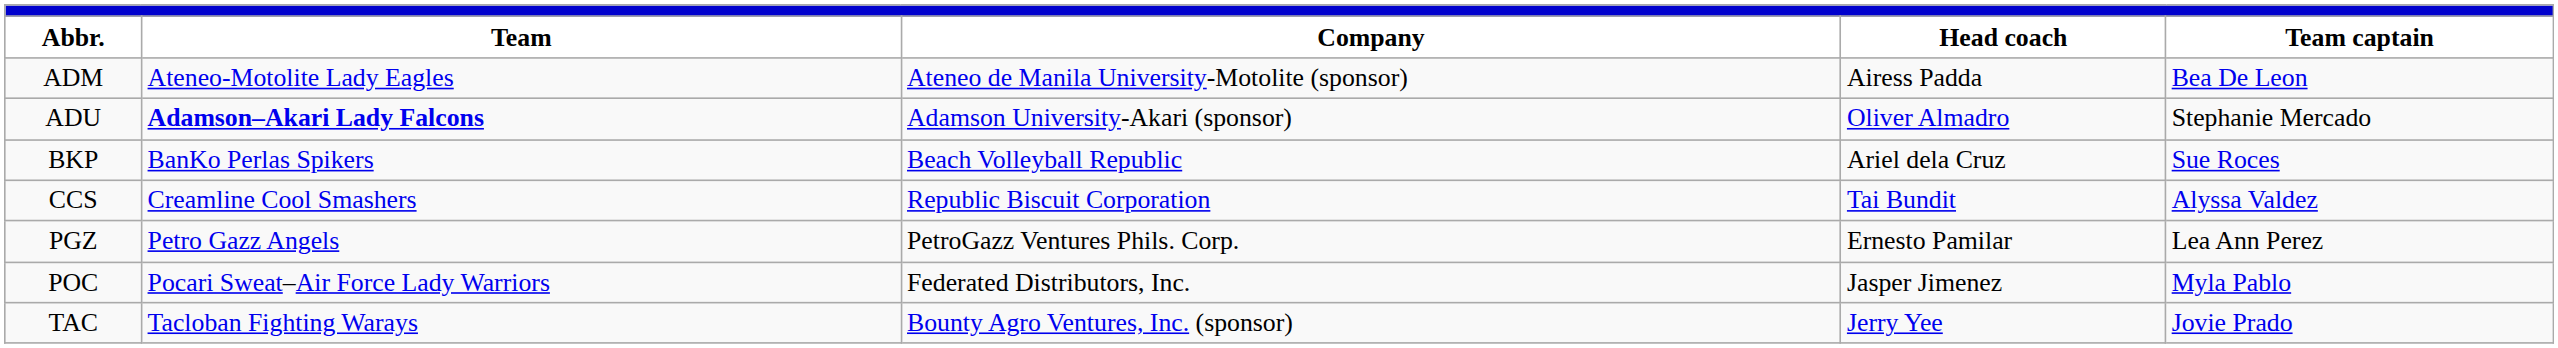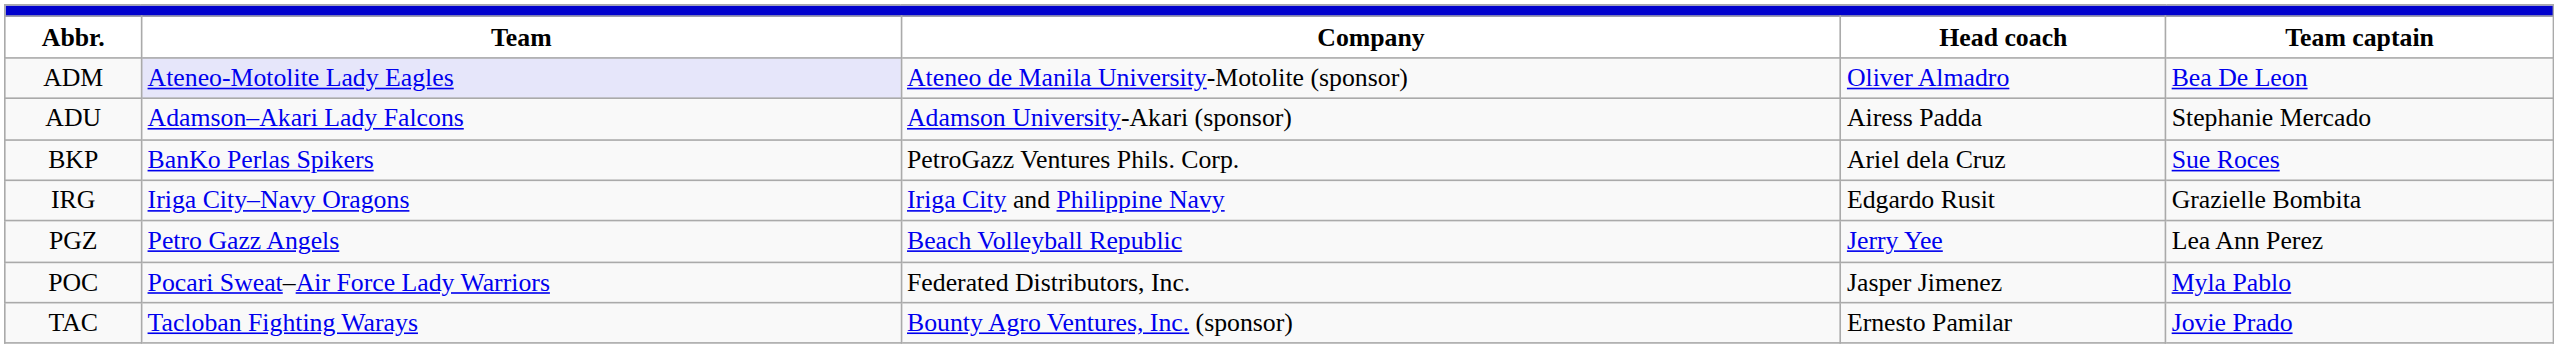(301, 77) no background -> (301, 77) lavender background
(1915, 77) Airess Padda -> (1928, 77) Oliver Almadro
(316, 118) bold -> (306, 118) normal
(1928, 118) Oliver Almadro -> (1915, 118) Airess Padda
(1045, 159) Beach Volleyball Republic -> (1073, 159) PetroGazz Ventures Phils. Corp.
- row: (73, 200)
+ row: (73, 200)
(1073, 241) PetroGazz Ventures Phils. Corp. -> (1045, 241) Beach Volleyball Republic
(1930, 241) Ernesto Pamilar -> (1895, 241) Jerry Yee
(1895, 322) Jerry Yee -> (1930, 322) Ernesto Pamilar
